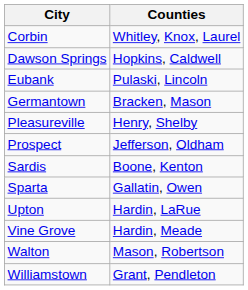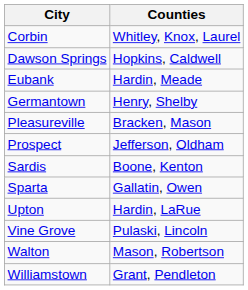(160, 79) Pulaski, Lincoln -> (157, 79) Hardin, Meade
(162, 101) Bracken, Mason -> (155, 101) Henry, Shelby
(155, 123) Henry, Shelby -> (162, 123) Bracken, Mason
(157, 230) Hardin, Meade -> (160, 230) Pulaski, Lincoln
